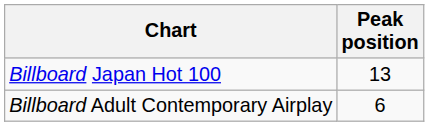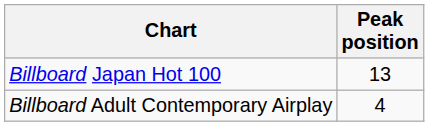(380, 105) 6 -> (380, 105) 4
